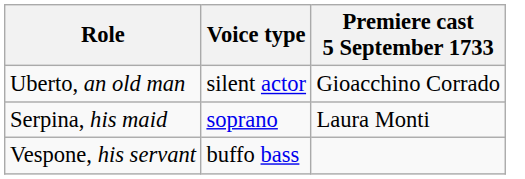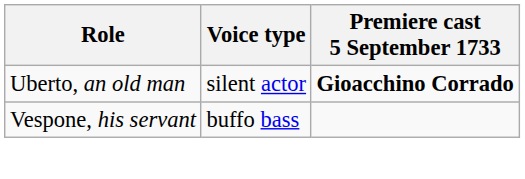(408, 83) normal -> (415, 83) bold
- row: (89, 119)
